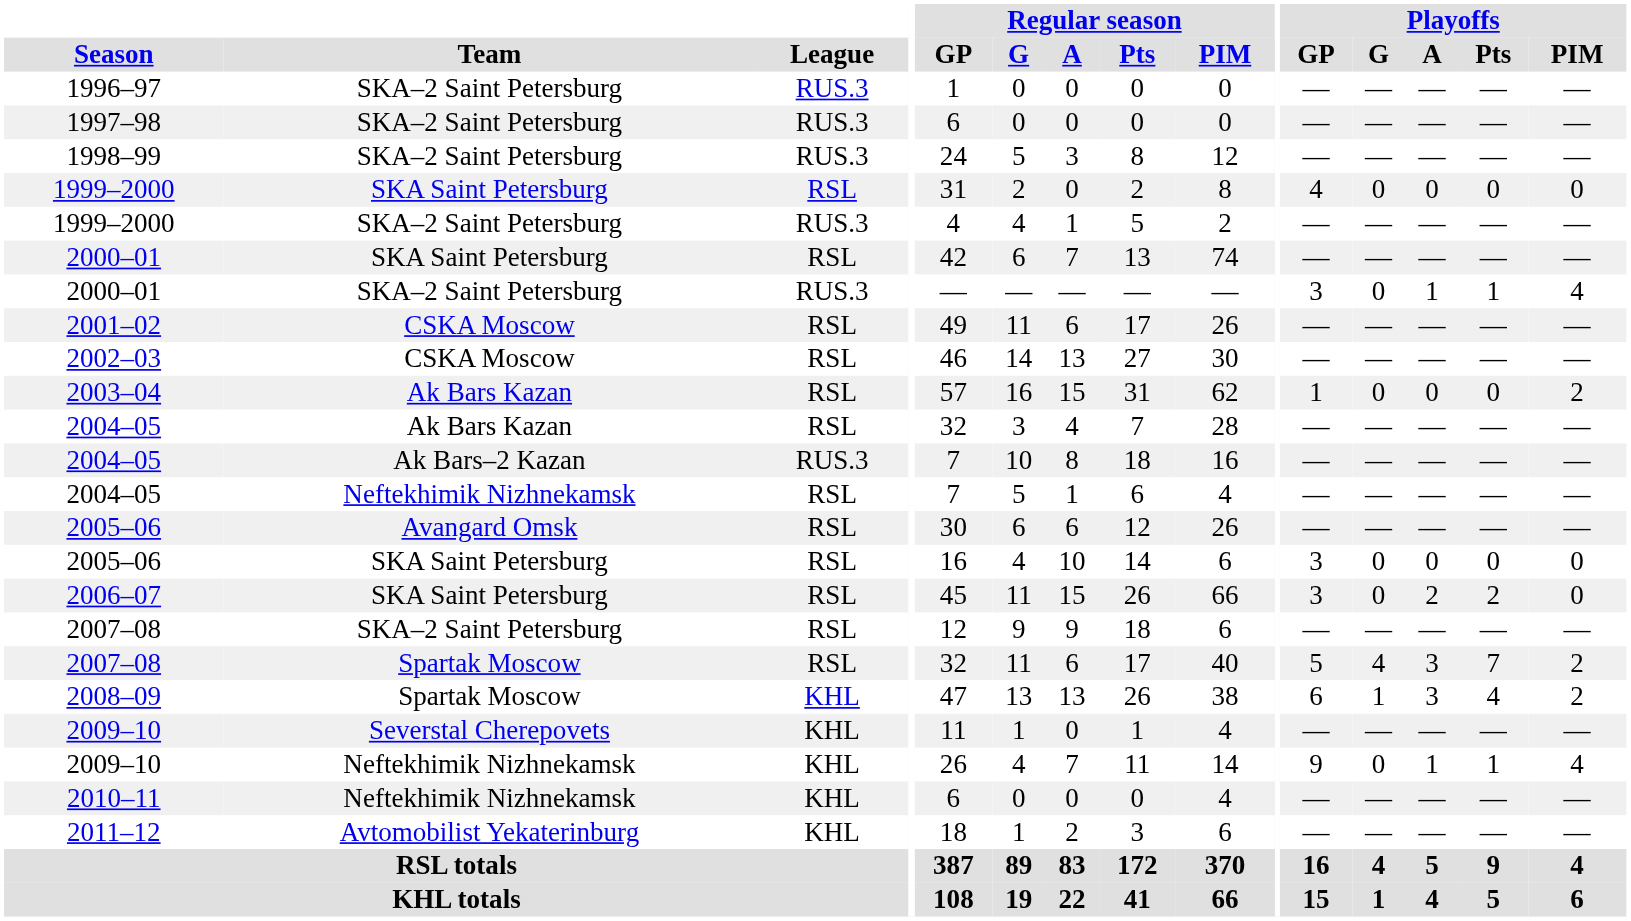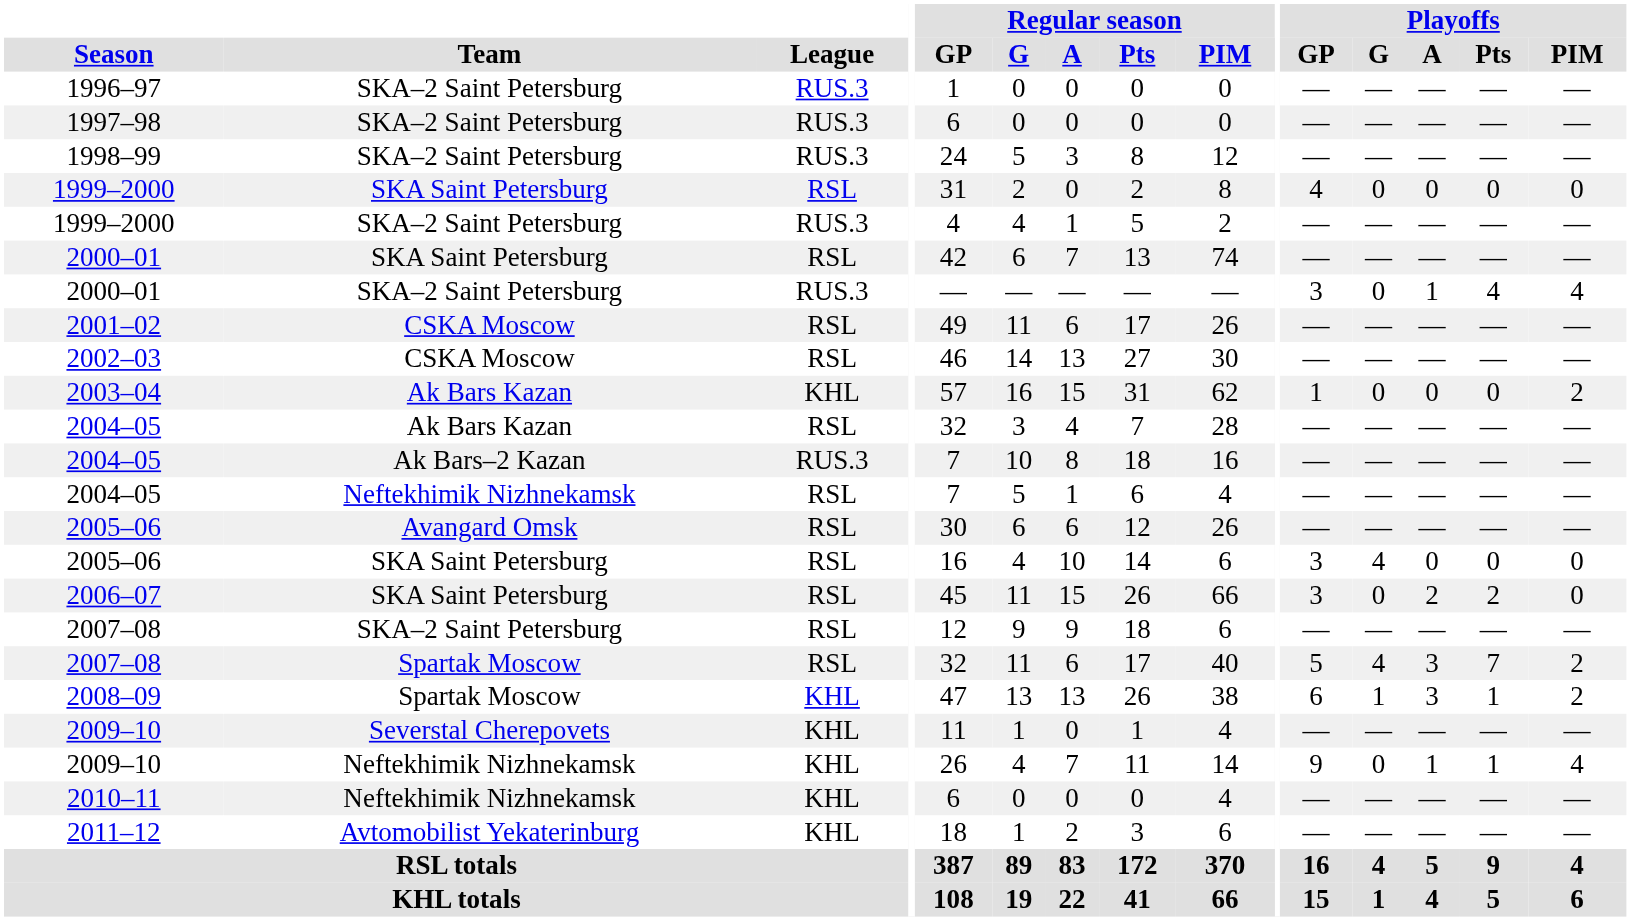(1493, 290) 1 -> (1493, 290) 4
(832, 392) RSL -> (832, 392) KHL
(1379, 561) 0 -> (1379, 561) 4
(1493, 696) 4 -> (1493, 696) 1
